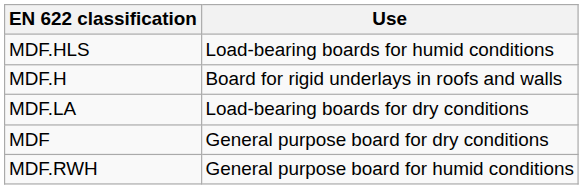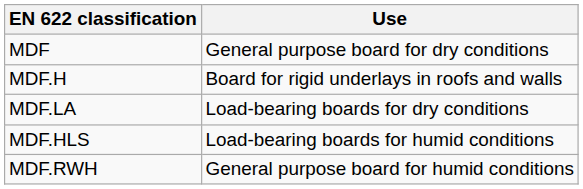rows swapped: (29, 139) <-> (49, 49)
